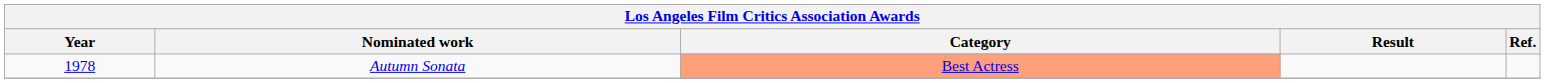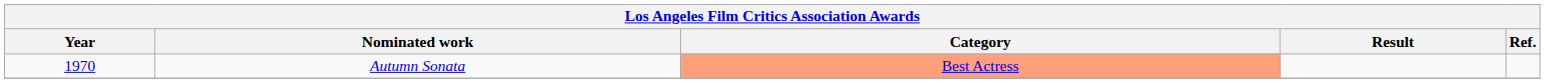(80, 66) 1978 -> (80, 66) 1970
